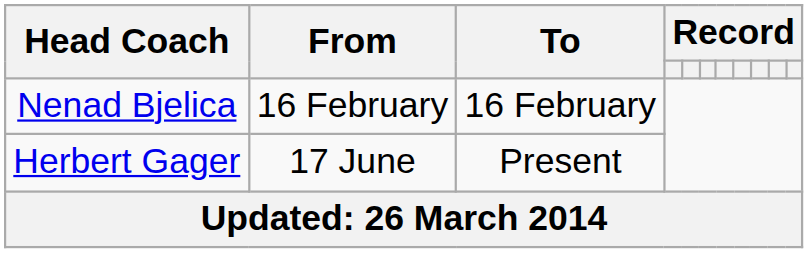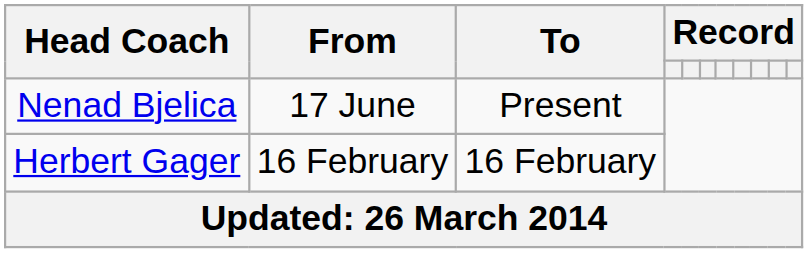(352, 105) 16 February -> (352, 105) 17 June
(560, 105) 16 February -> (560, 105) Present
(352, 161) 17 June -> (352, 161) 16 February
(560, 161) Present -> (560, 161) 16 February
